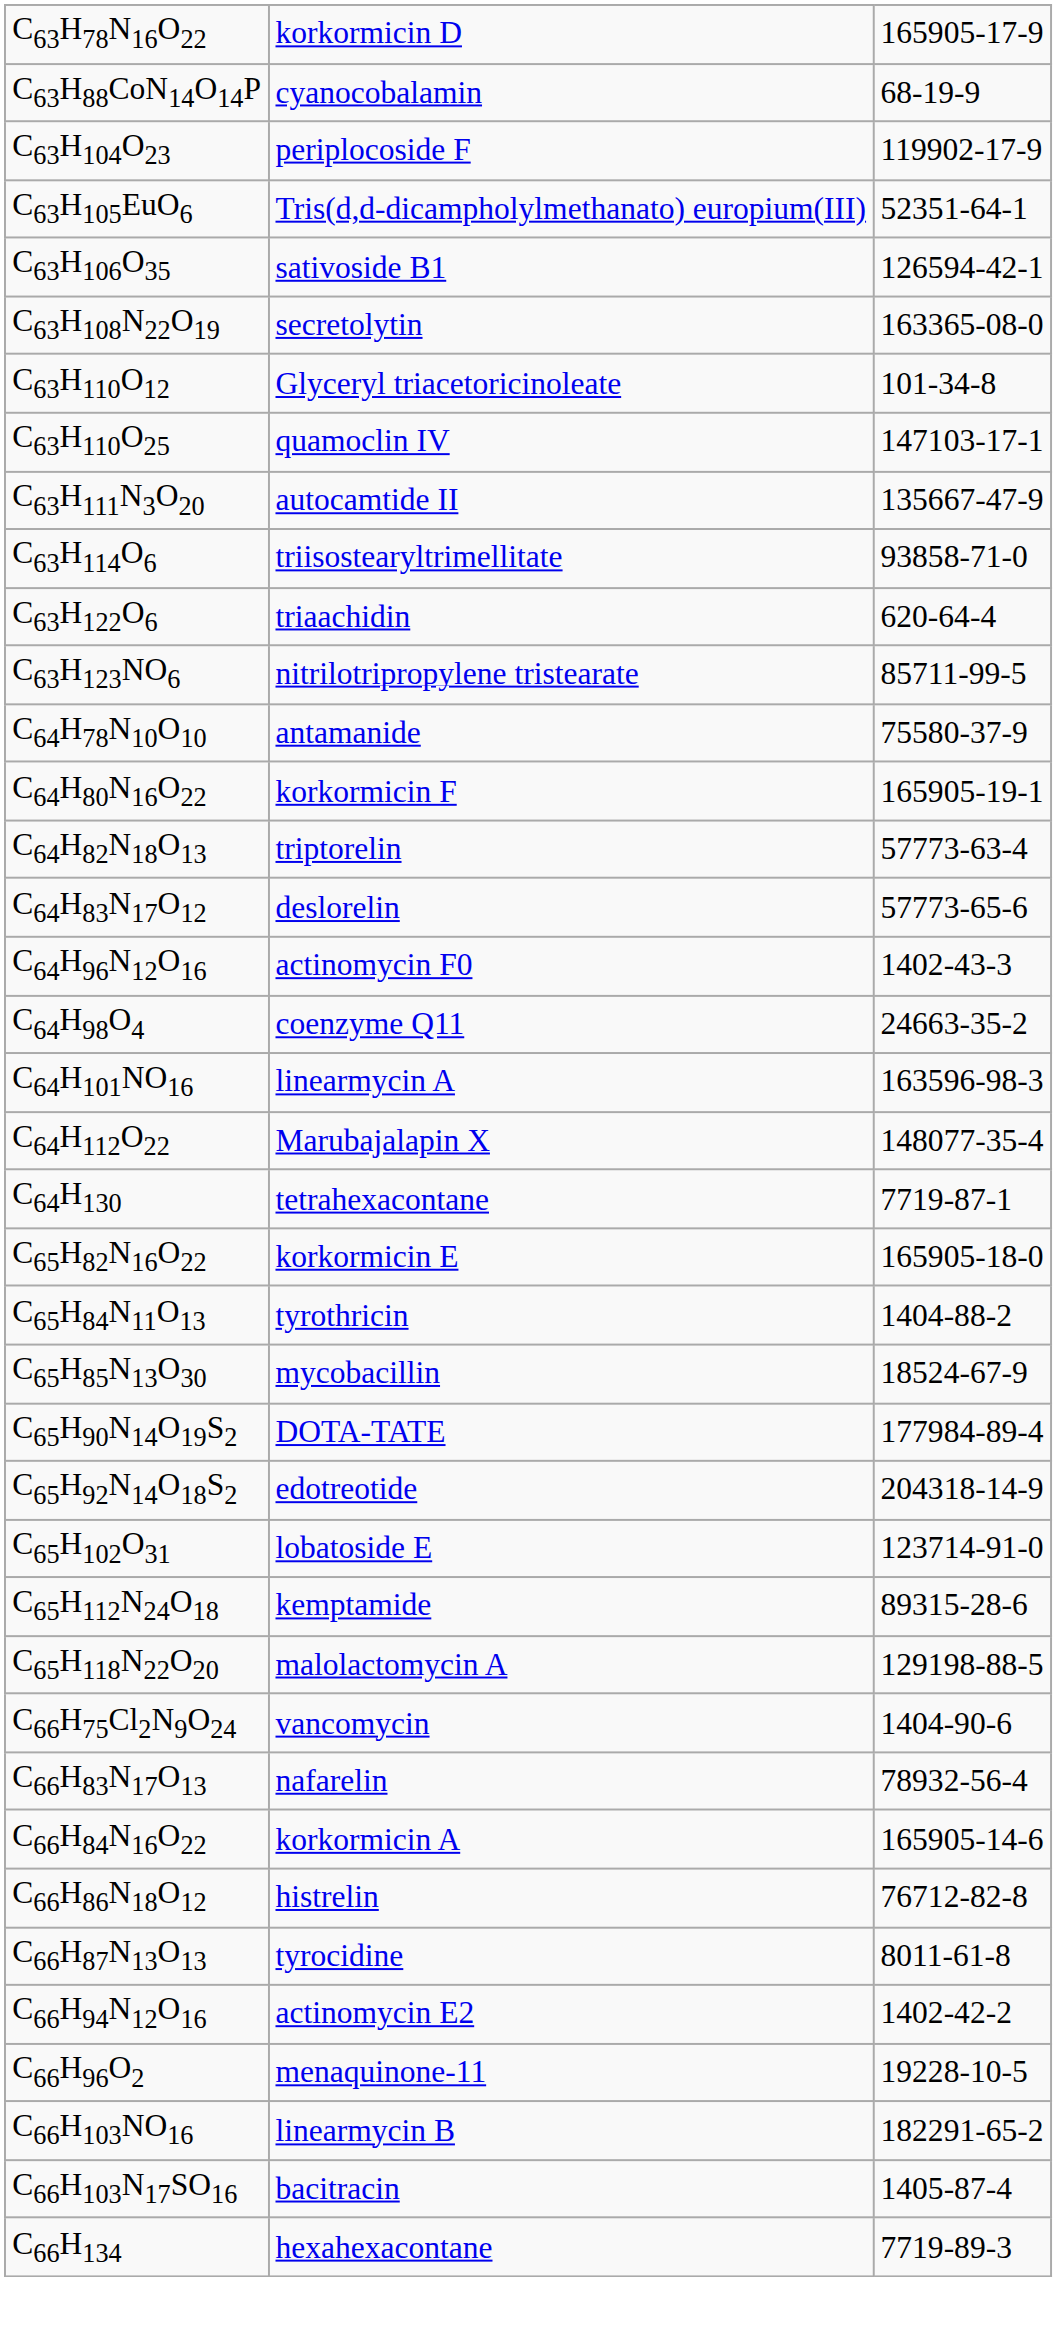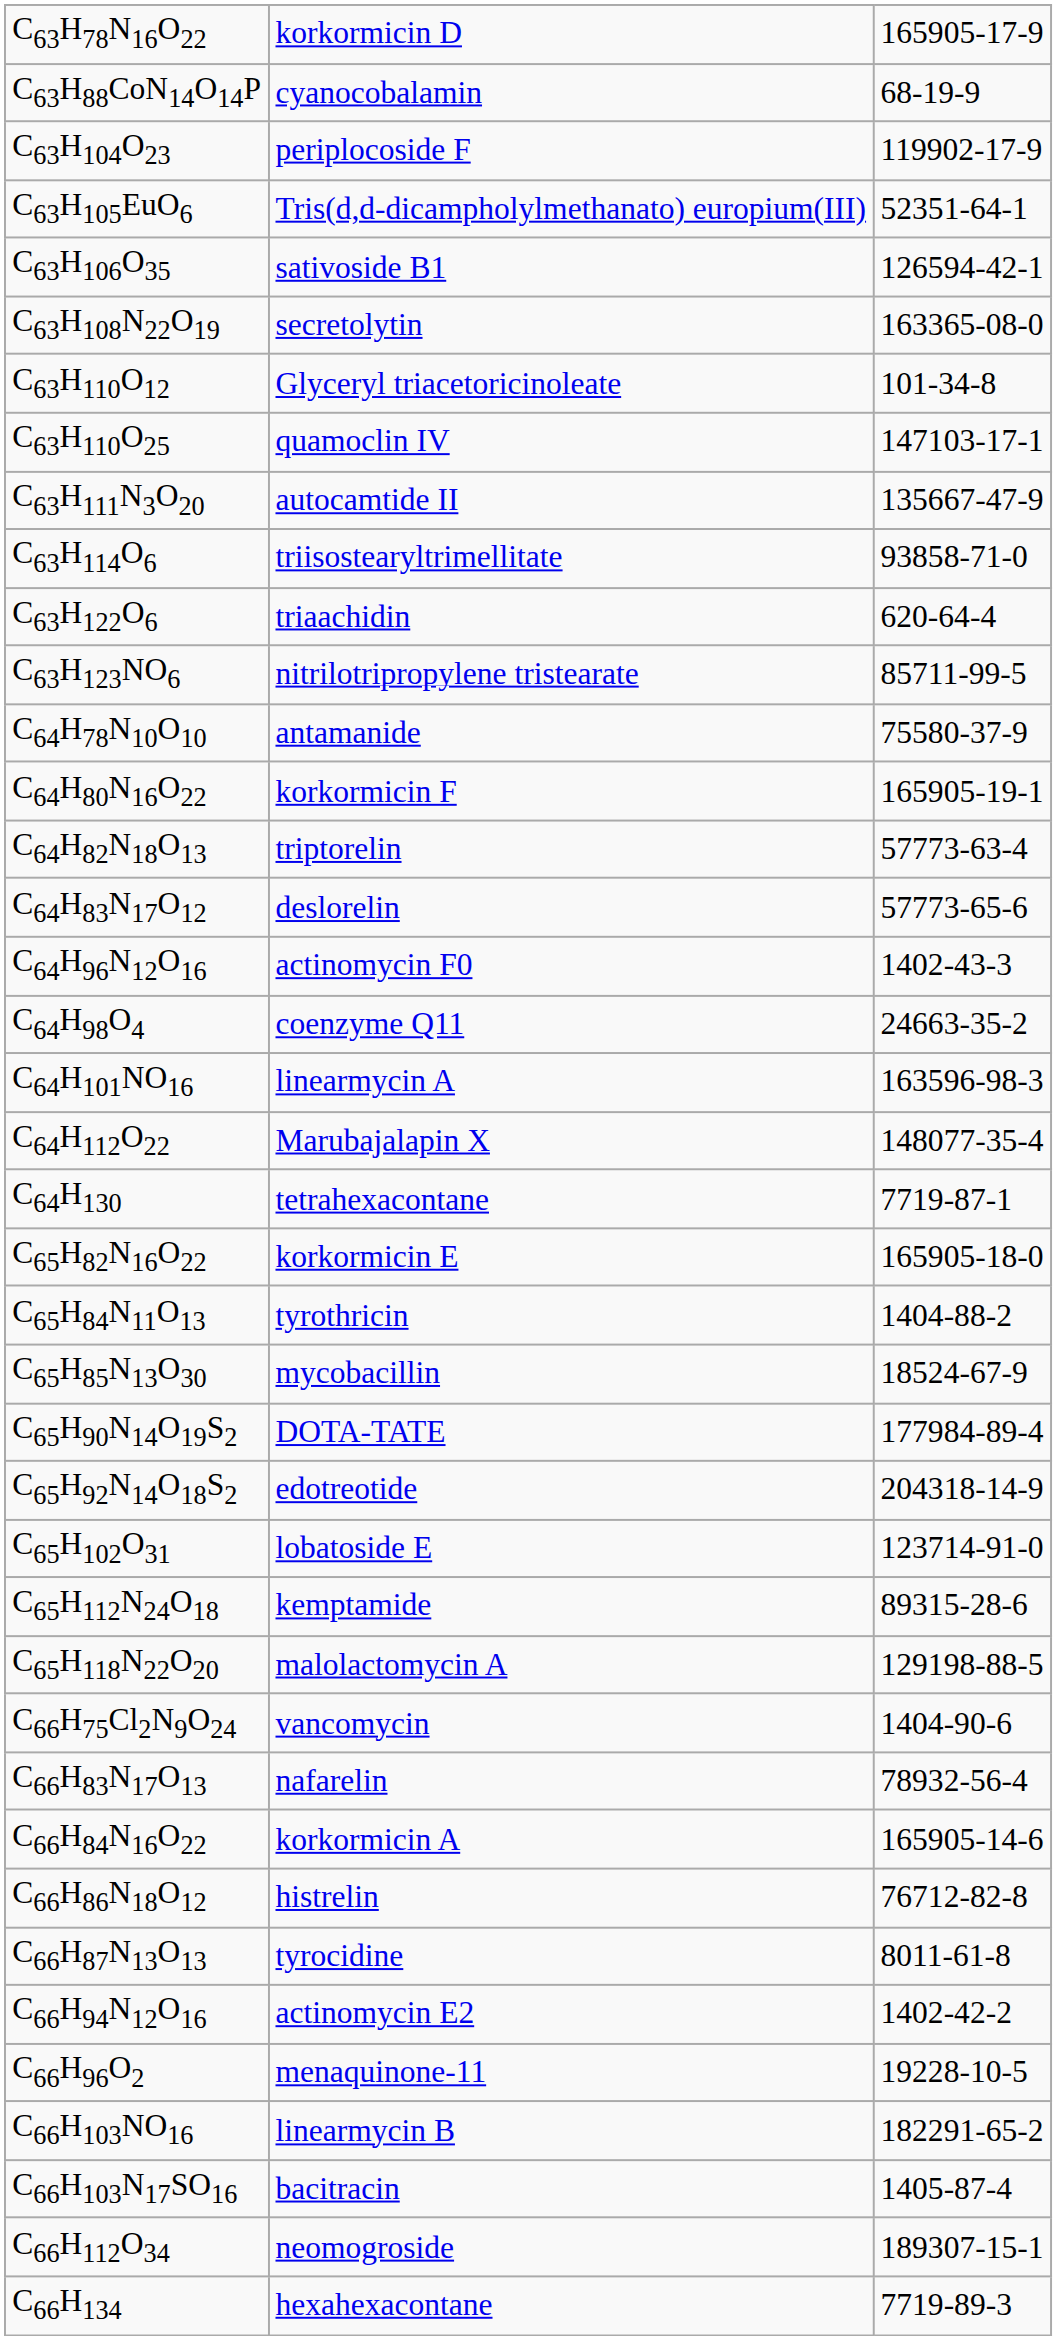+ row: (91, 2246)
